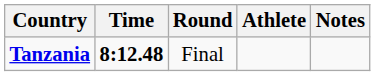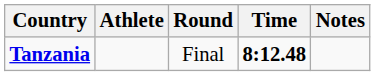columns swapped: (274, 20) <-> (131, 20)
